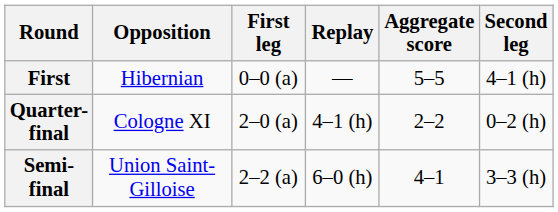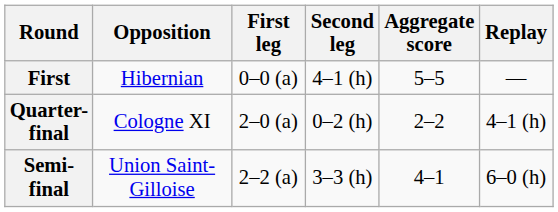columns swapped: (516, 33) <-> (342, 33)
